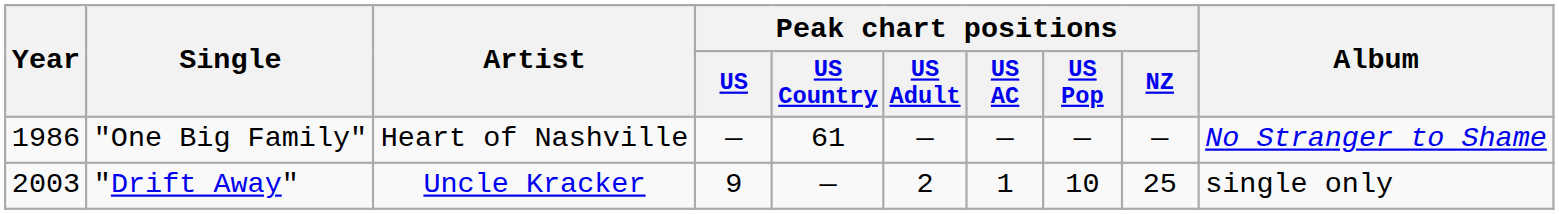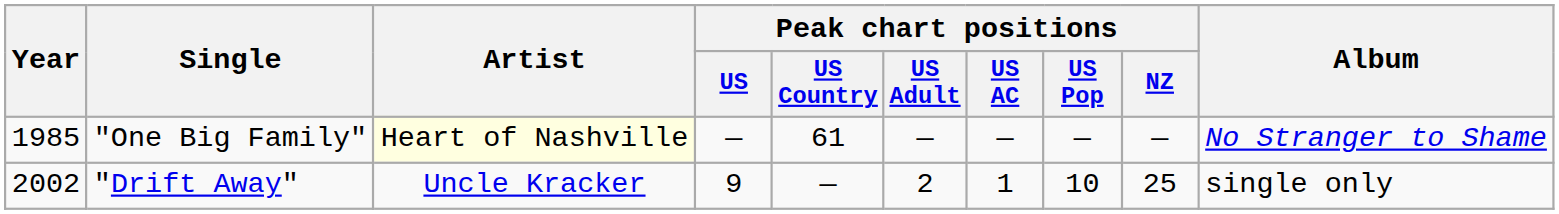(46, 139) 1986 -> (46, 139) 1985
(534, 139) no background -> (534, 139) lightyellow background
(46, 185) 2003 -> (46, 185) 2002
